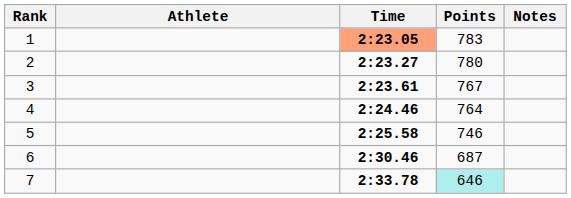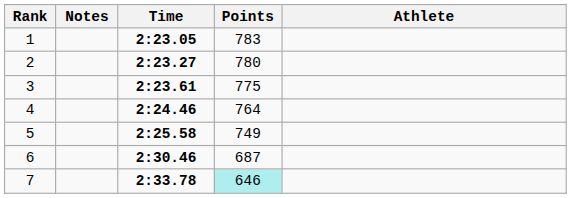columns swapped: (198, 16) <-> (535, 16)
(388, 40) lightsalmon background -> (166, 40) no background
(470, 87) 767 -> (248, 87) 775
(470, 134) 746 -> (248, 134) 749
